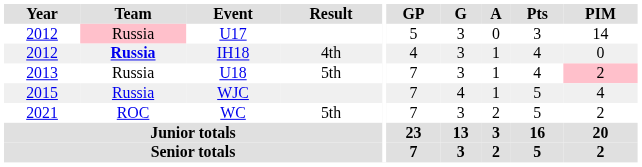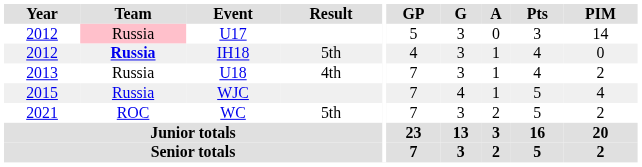(331, 53) 4th -> (331, 53) 5th
(331, 73) 5th -> (331, 73) 4th
(601, 73) pink background -> (601, 73) no background
